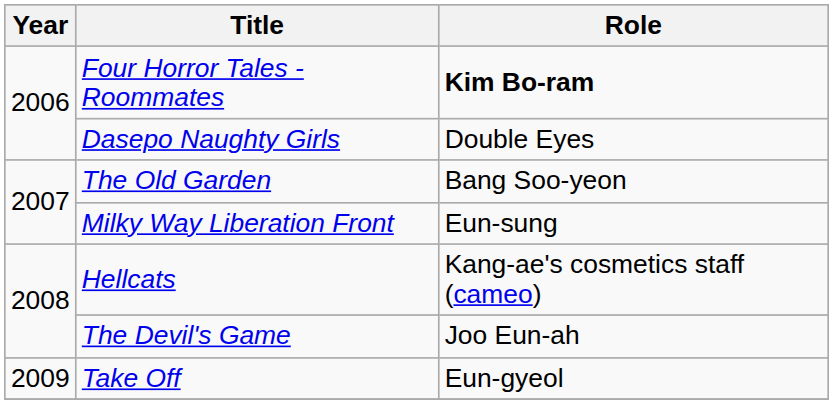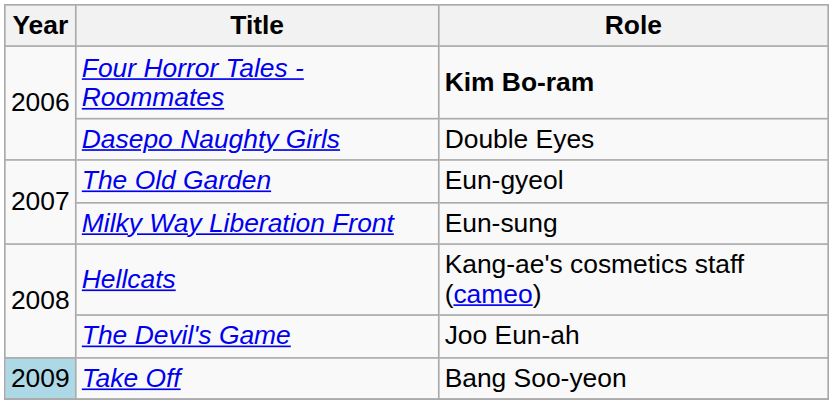(536, 180) Bang Soo-yeon -> (504, 180) Eun-gyeol
(40, 377) no background -> (40, 377) lightblue background
(504, 377) Eun-gyeol -> (536, 377) Bang Soo-yeon
